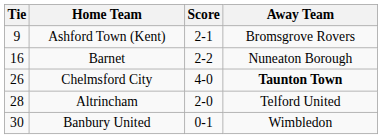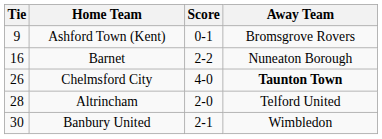(204, 36) 2-1 -> (204, 36) 0-1
(204, 123) 0-1 -> (204, 123) 2-1
